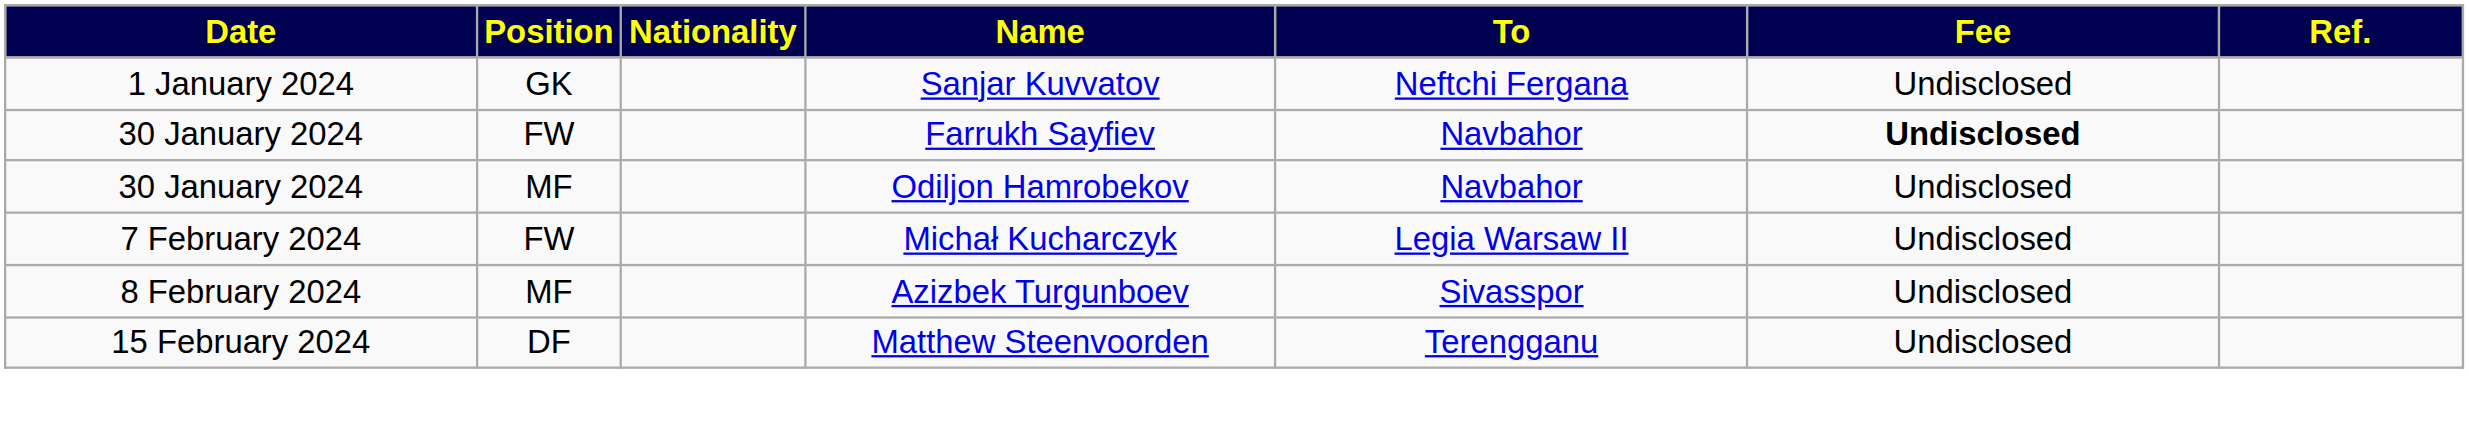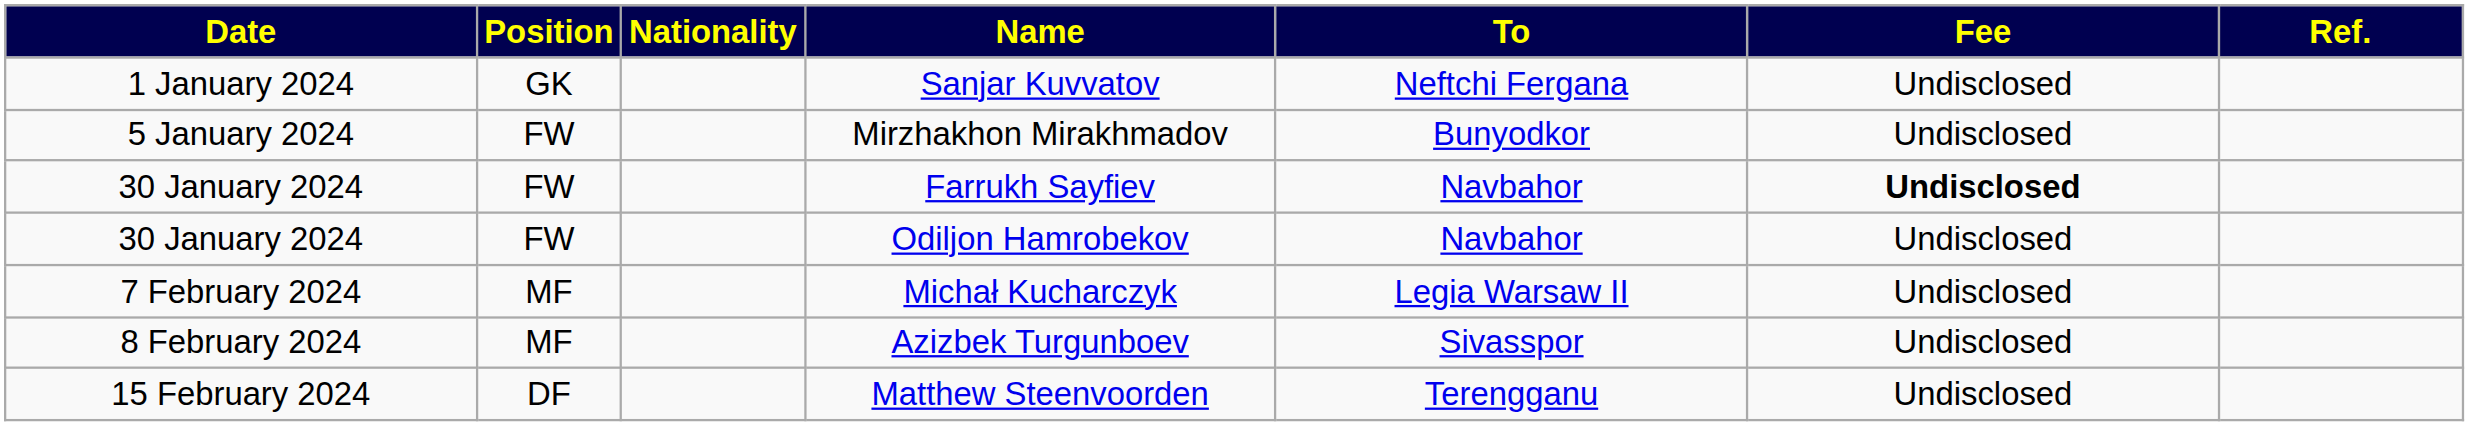+ row: (1040, 135)
(549, 187) MF -> (549, 239) FW
(549, 239) FW -> (549, 291) MF
